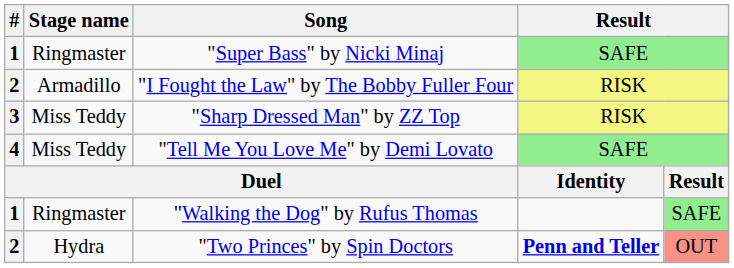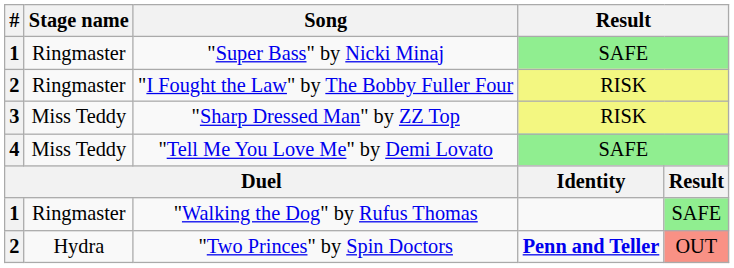(79, 85) Armadillo -> (79, 85) Ringmaster
